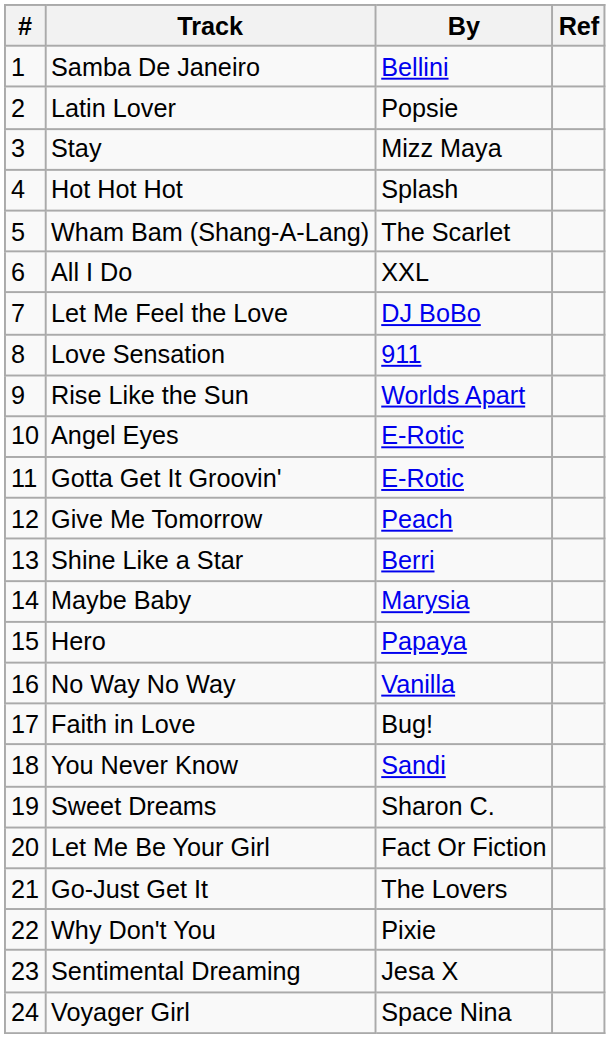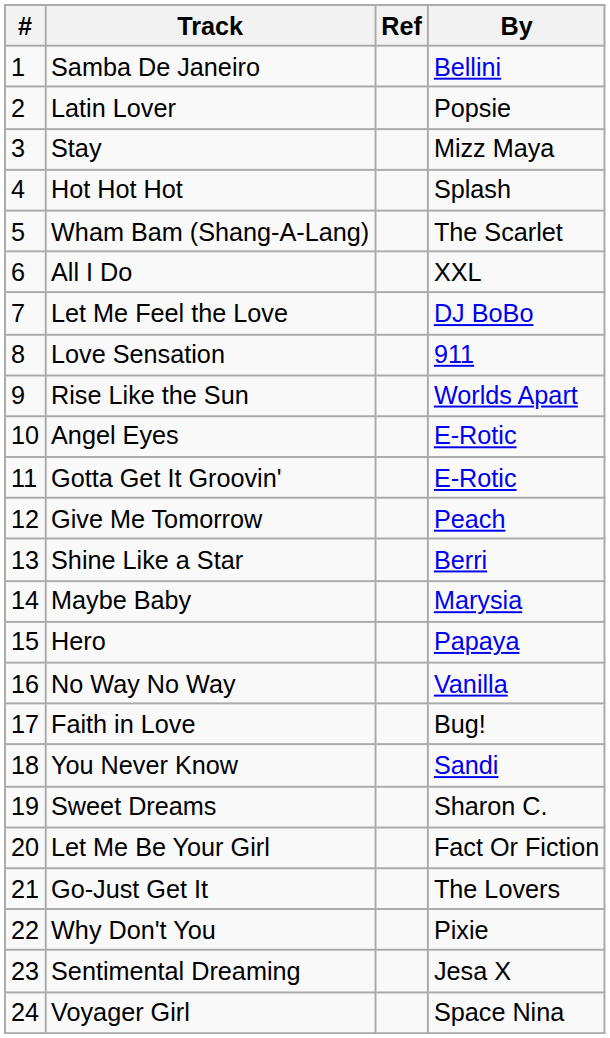columns swapped: (464, 26) <-> (579, 26)
